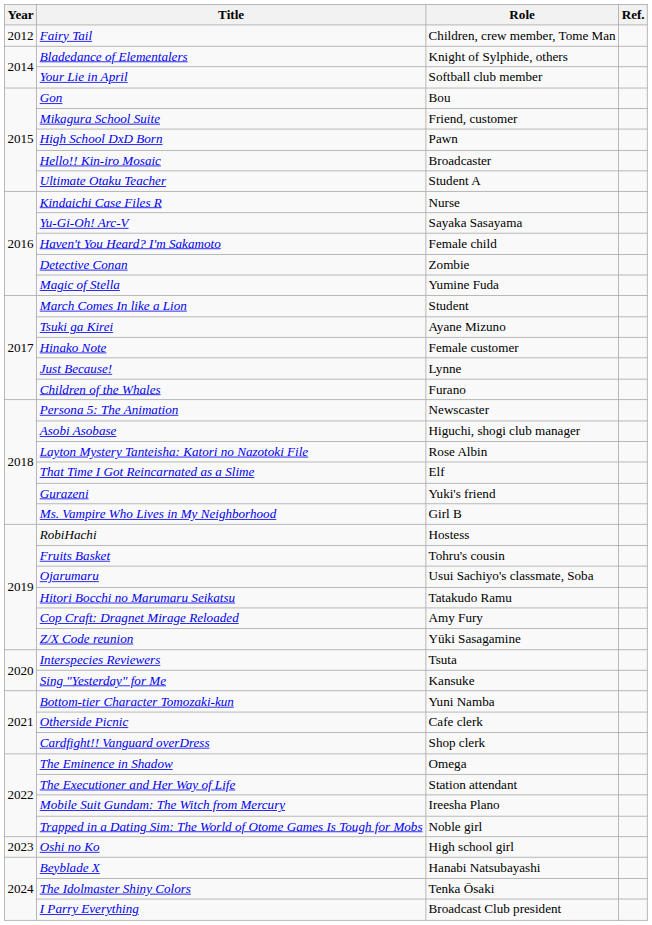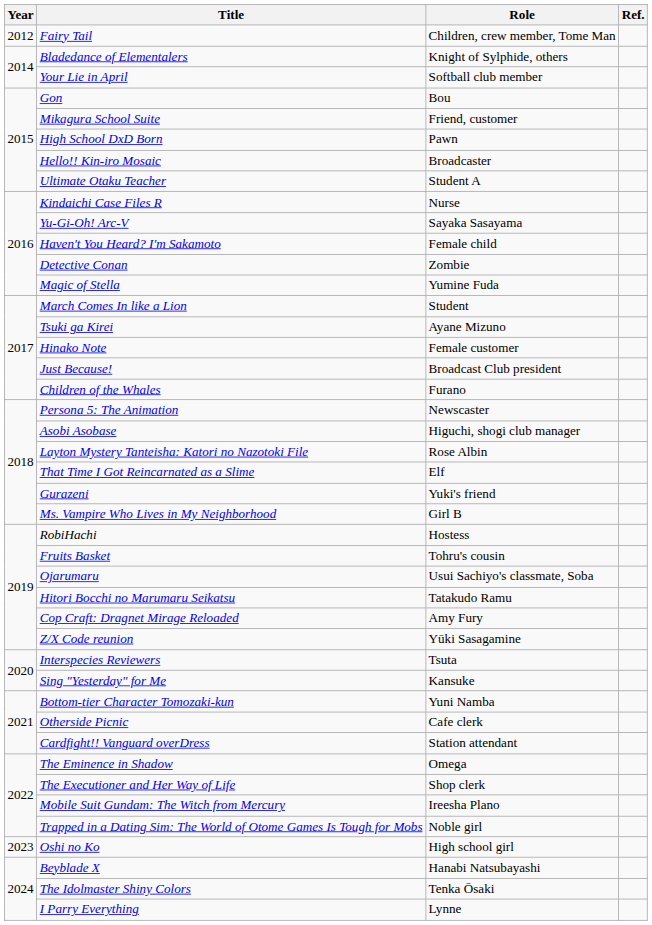(445, 368) Lynne -> (495, 368) Broadcast Club president
(457, 743) Shop clerk -> (473, 743) Station attendant
(473, 784) Station attendant -> (457, 784) Shop clerk
(495, 909) Broadcast Club president -> (445, 909) Lynne
